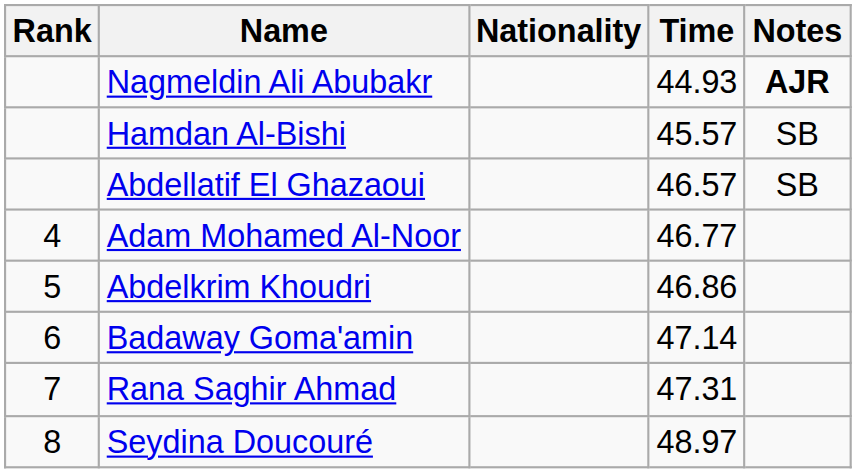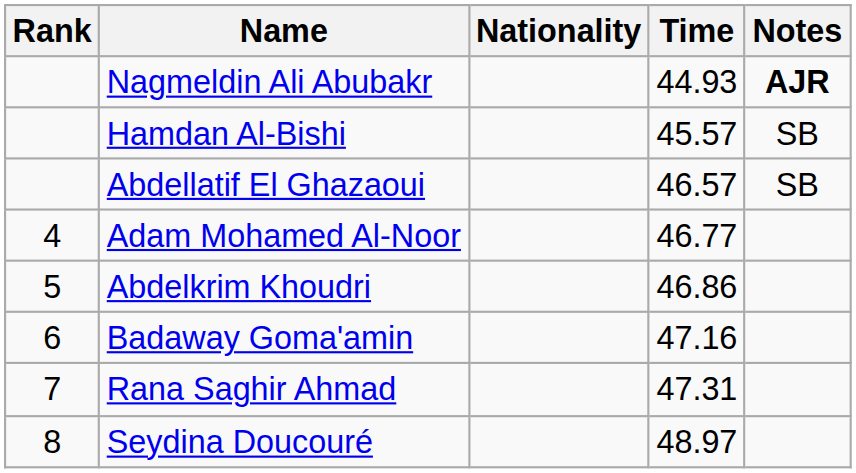(697, 338) 47.14 -> (697, 338) 47.16
